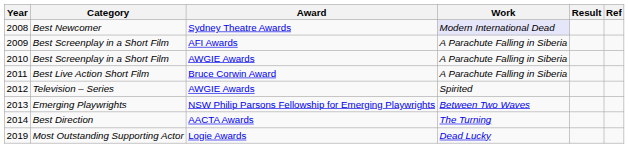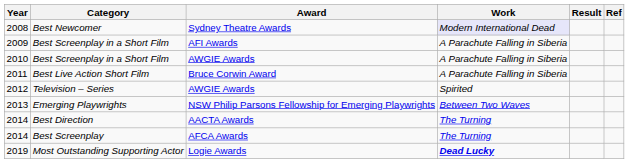+ row: (68, 135)
(465, 135) normal -> (467, 151) bold
